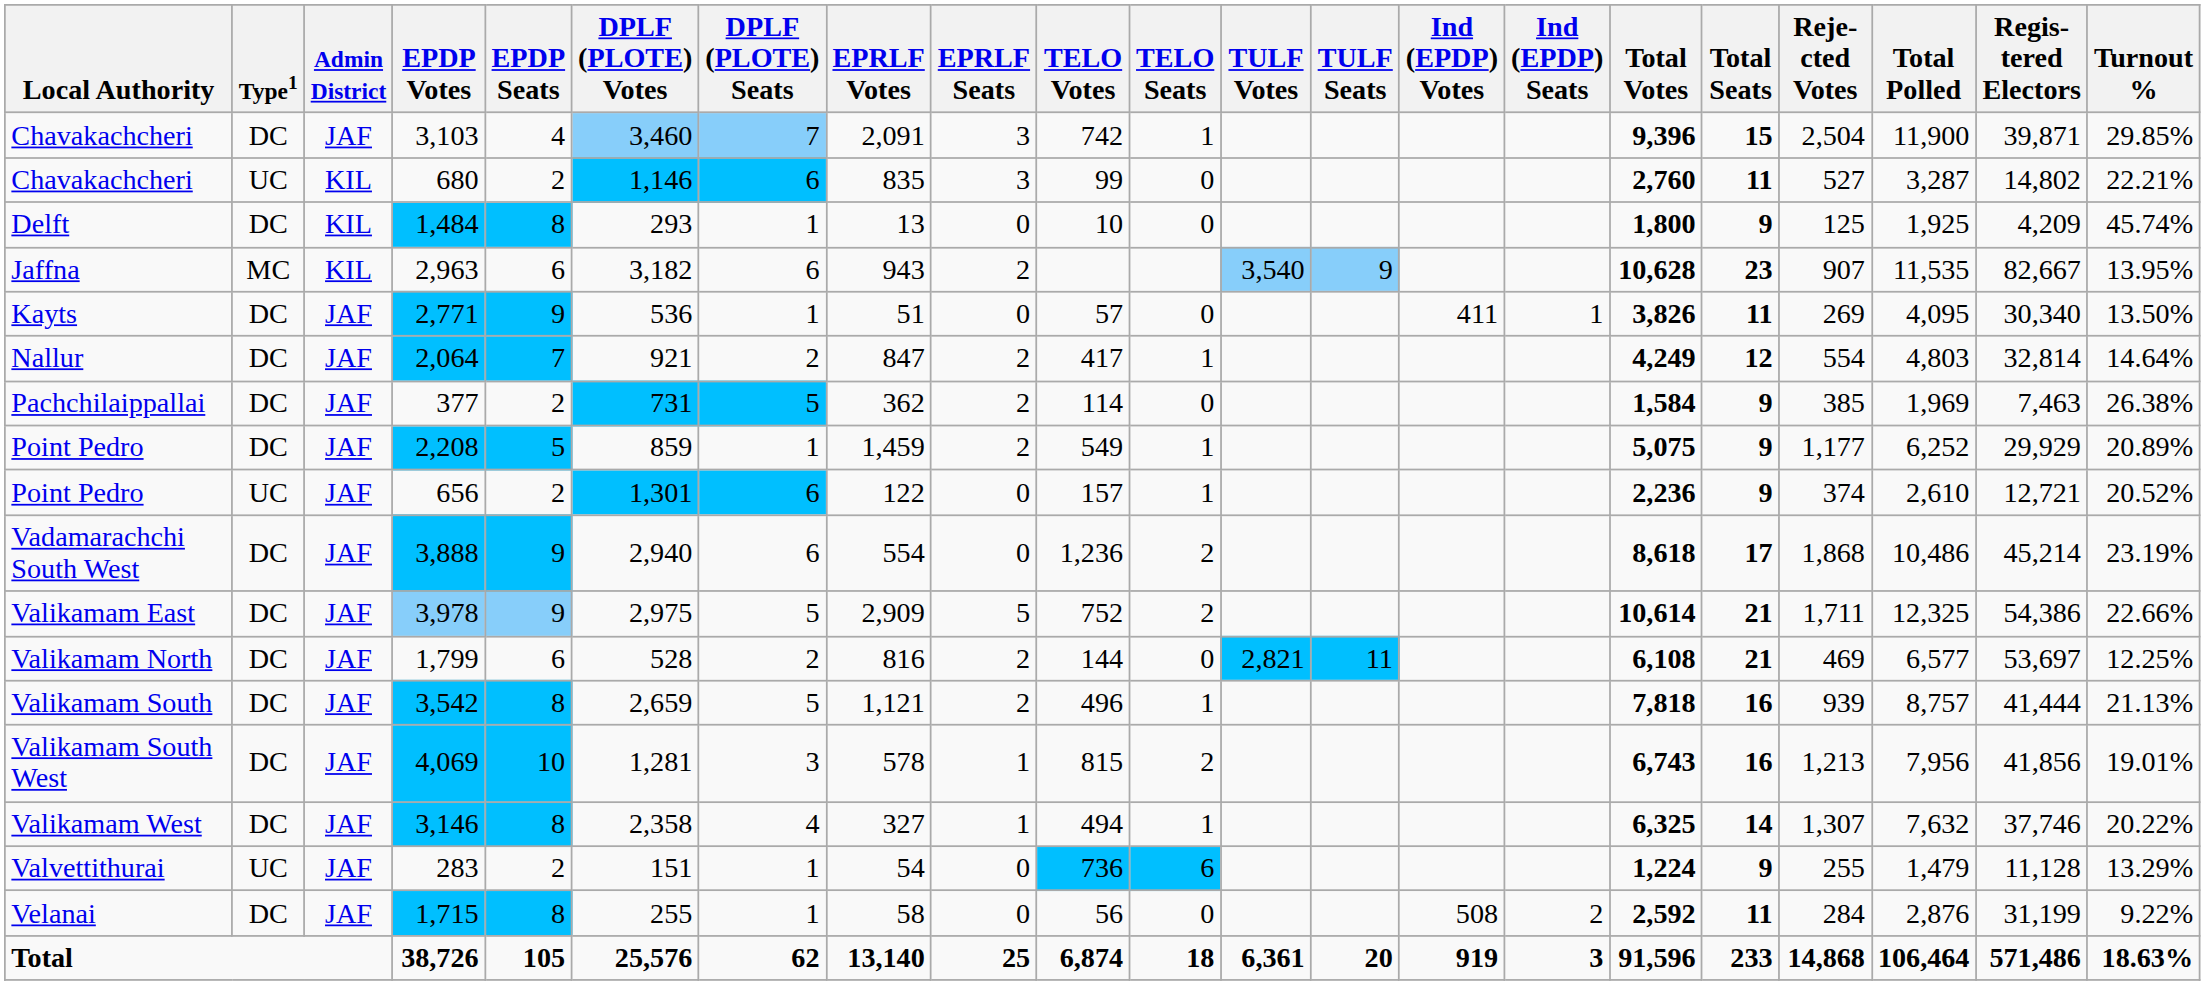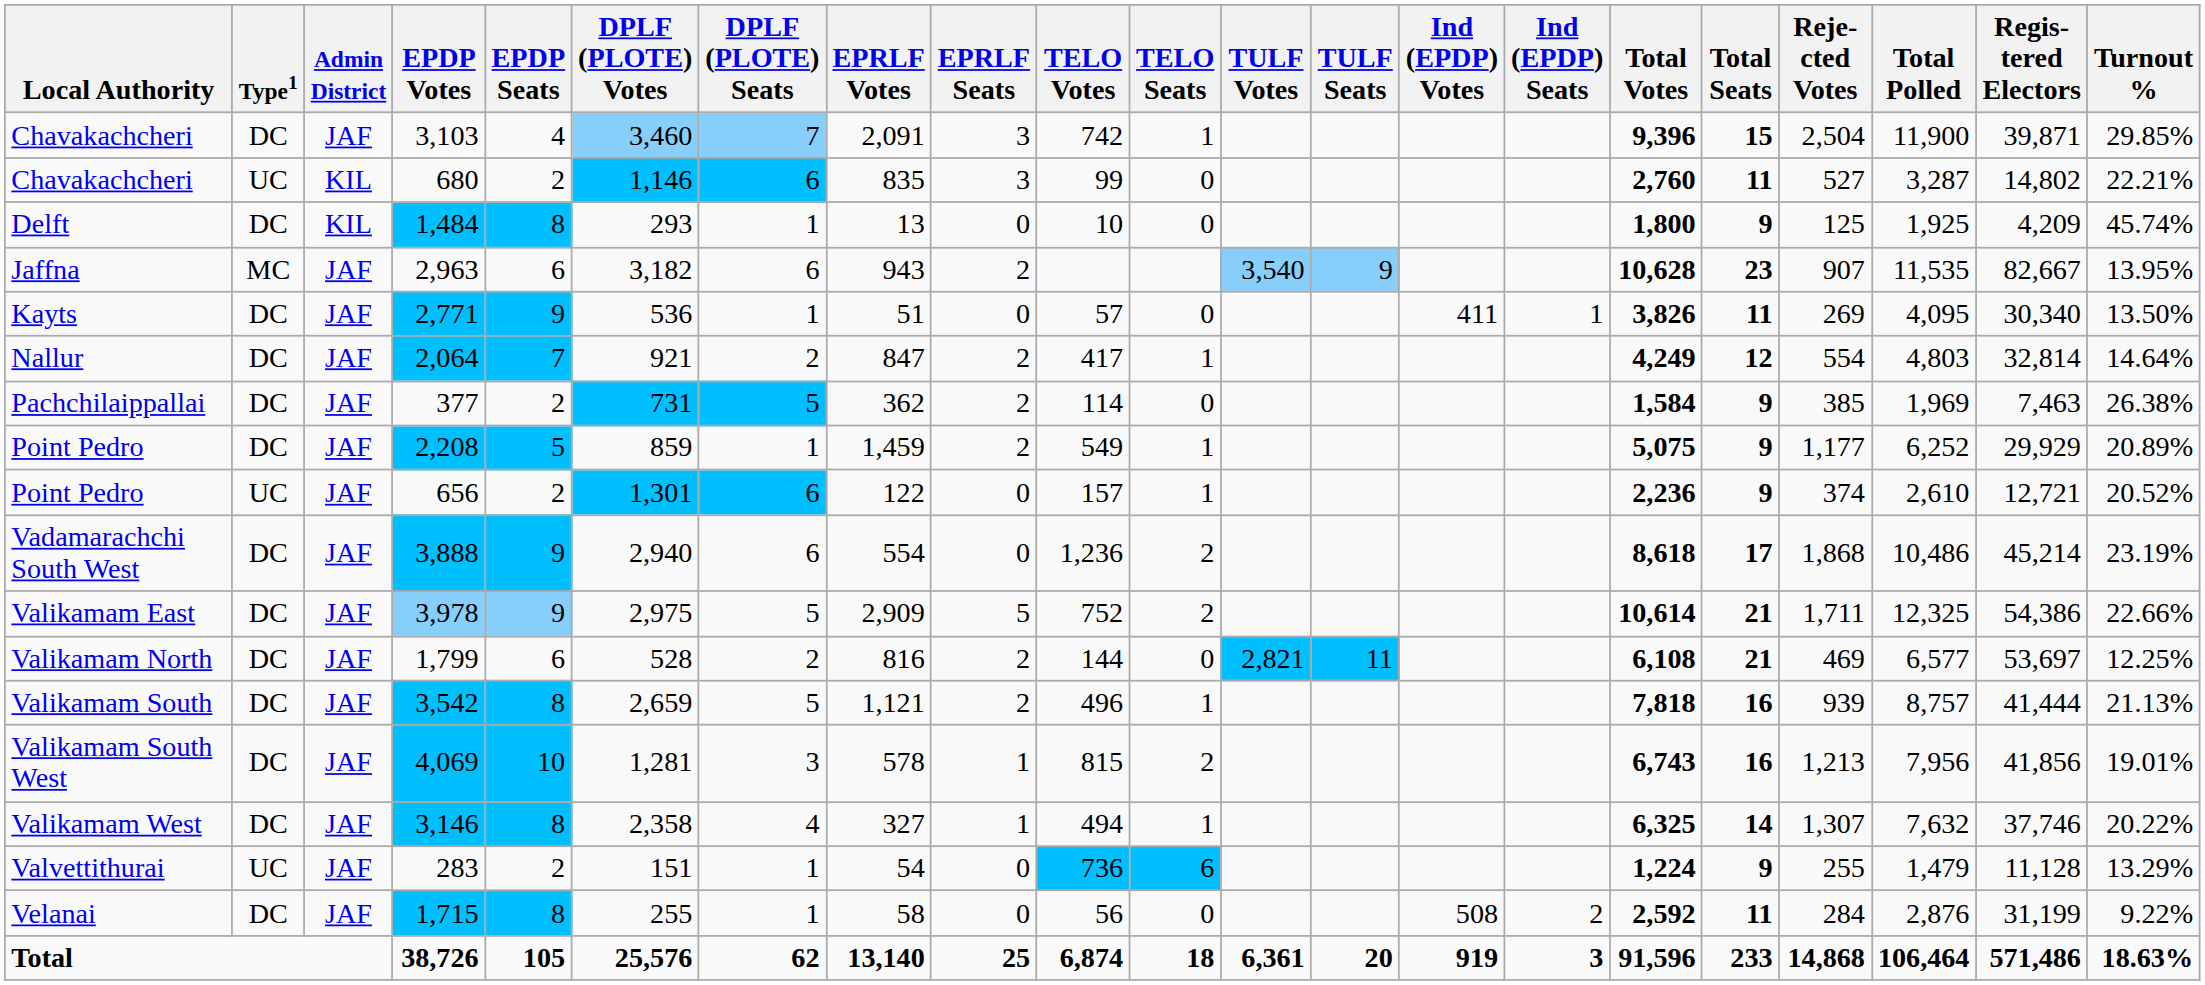(348, 268) KIL -> (348, 268) JAF
